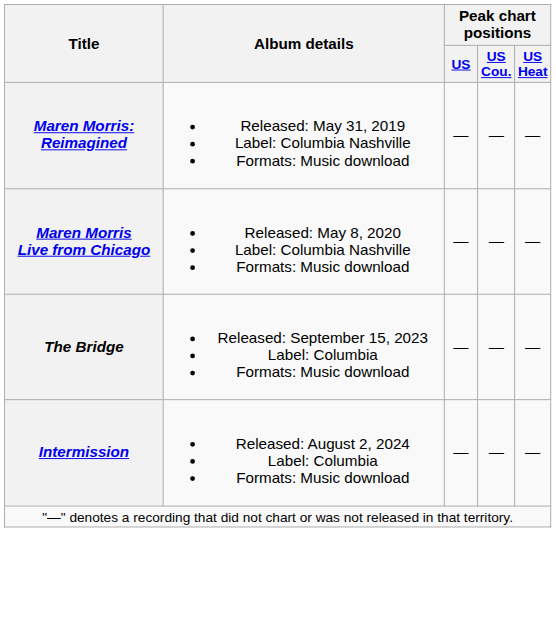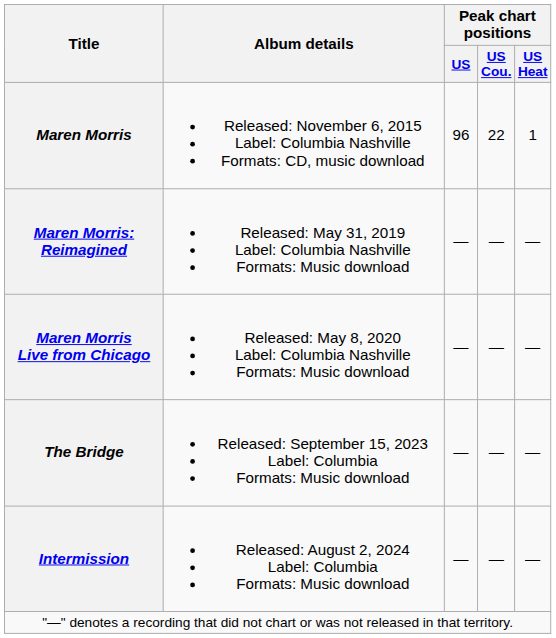+ row: (84, 135)
